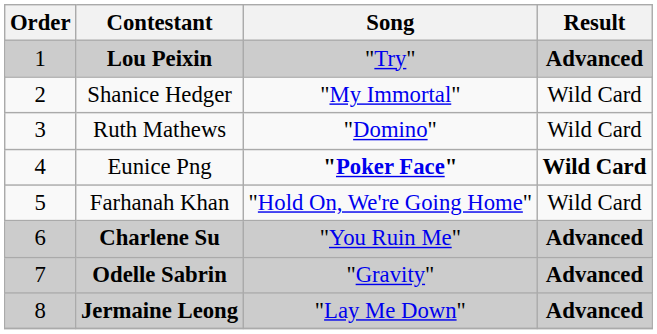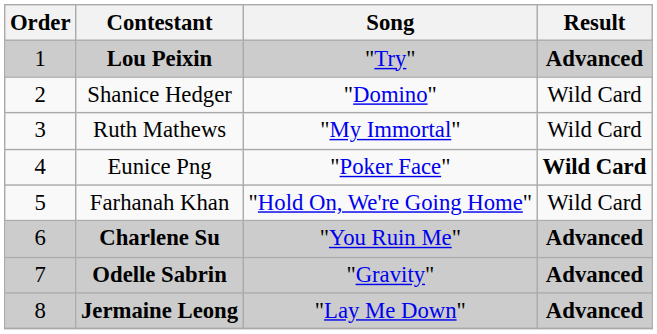(390, 94) "My Immortal" -> (390, 94) "Domino"
(390, 130) "Domino" -> (390, 130) "My Immortal"
(390, 166) bold -> (390, 166) normal
